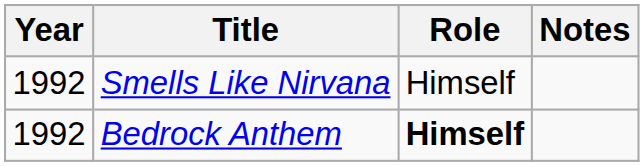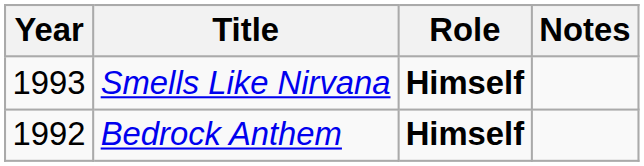(49, 82) 1992 -> (49, 82) 1993
(460, 82) normal -> (465, 82) bold
